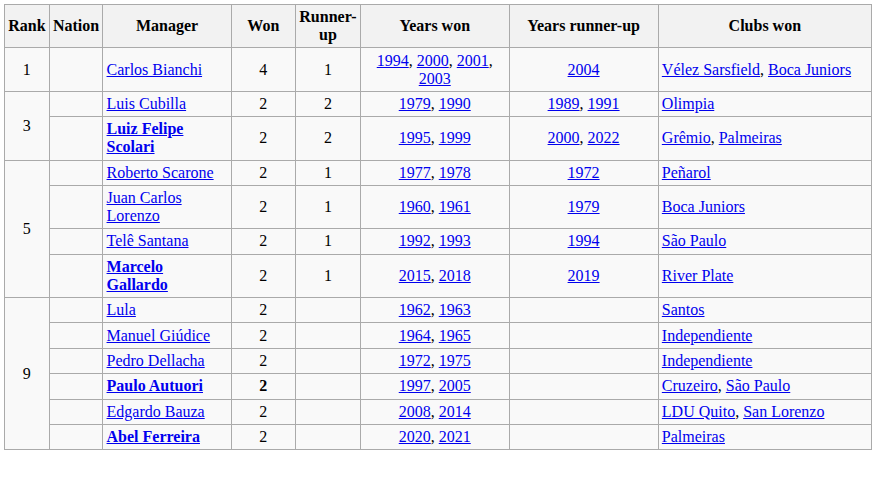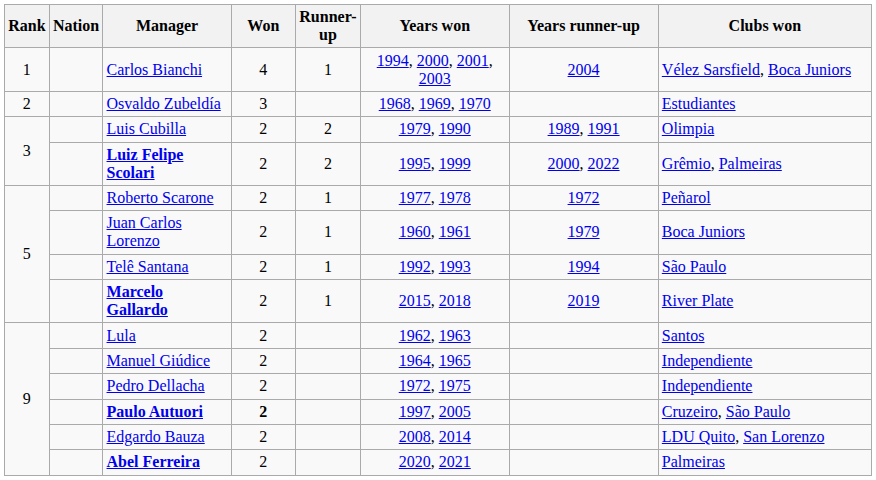+ row: (164, 103)
